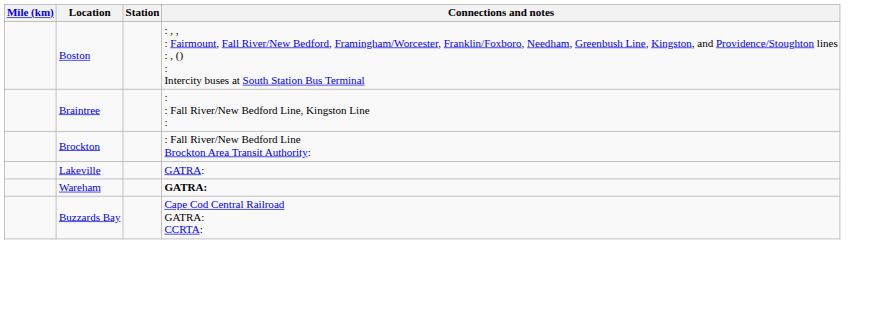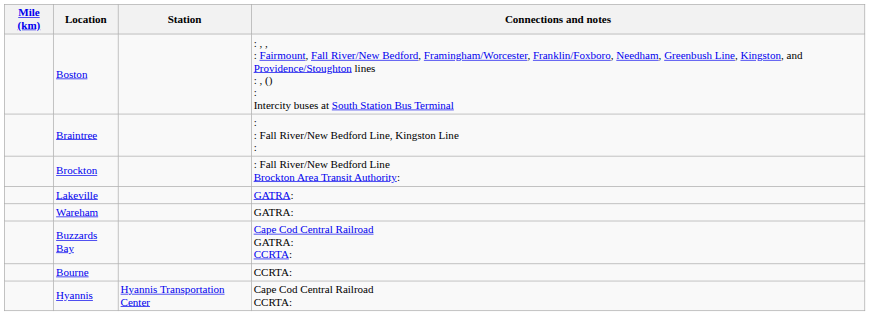(186, 187) bold -> (274, 212) normal
+ row: (72, 272)
+ row: (75, 296)
